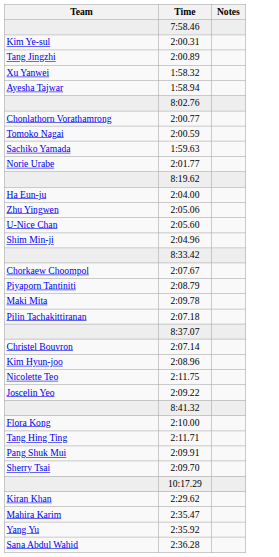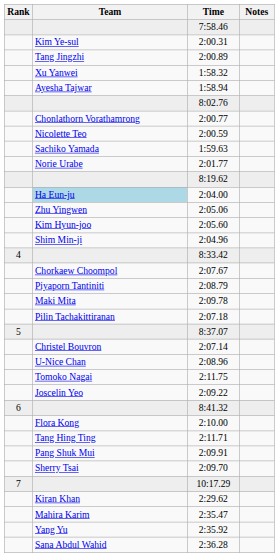+ column: (19, 12)
(35, 133) Tomoko Nagai -> (61, 133) Nicolette Teo
(26, 194) no background -> (55, 194) lightblue background
(32, 225) U-Nice Chan -> (63, 225) Kim Hyun-joo
(35, 362) Kim Hyun-joo -> (60, 362) U-Nice Chan
(32, 377) Nicolette Teo -> (64, 377) Tomoko Nagai
